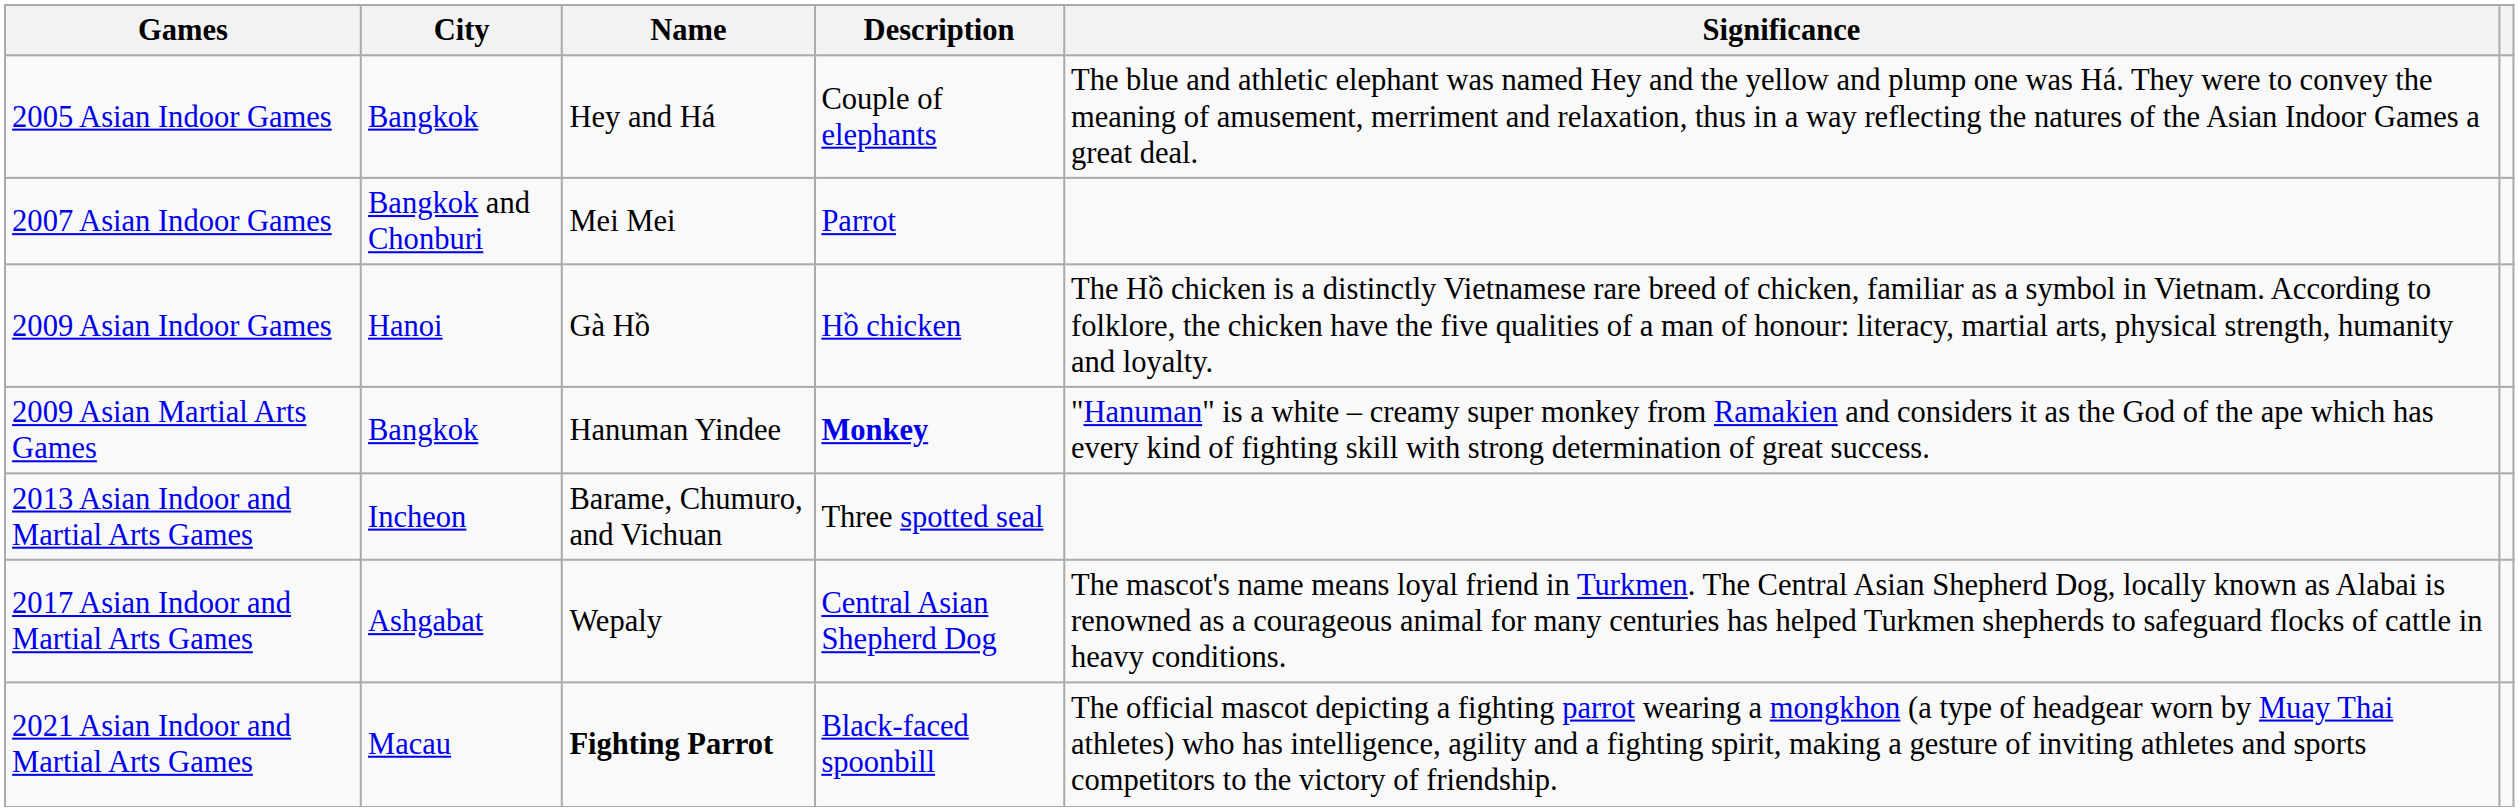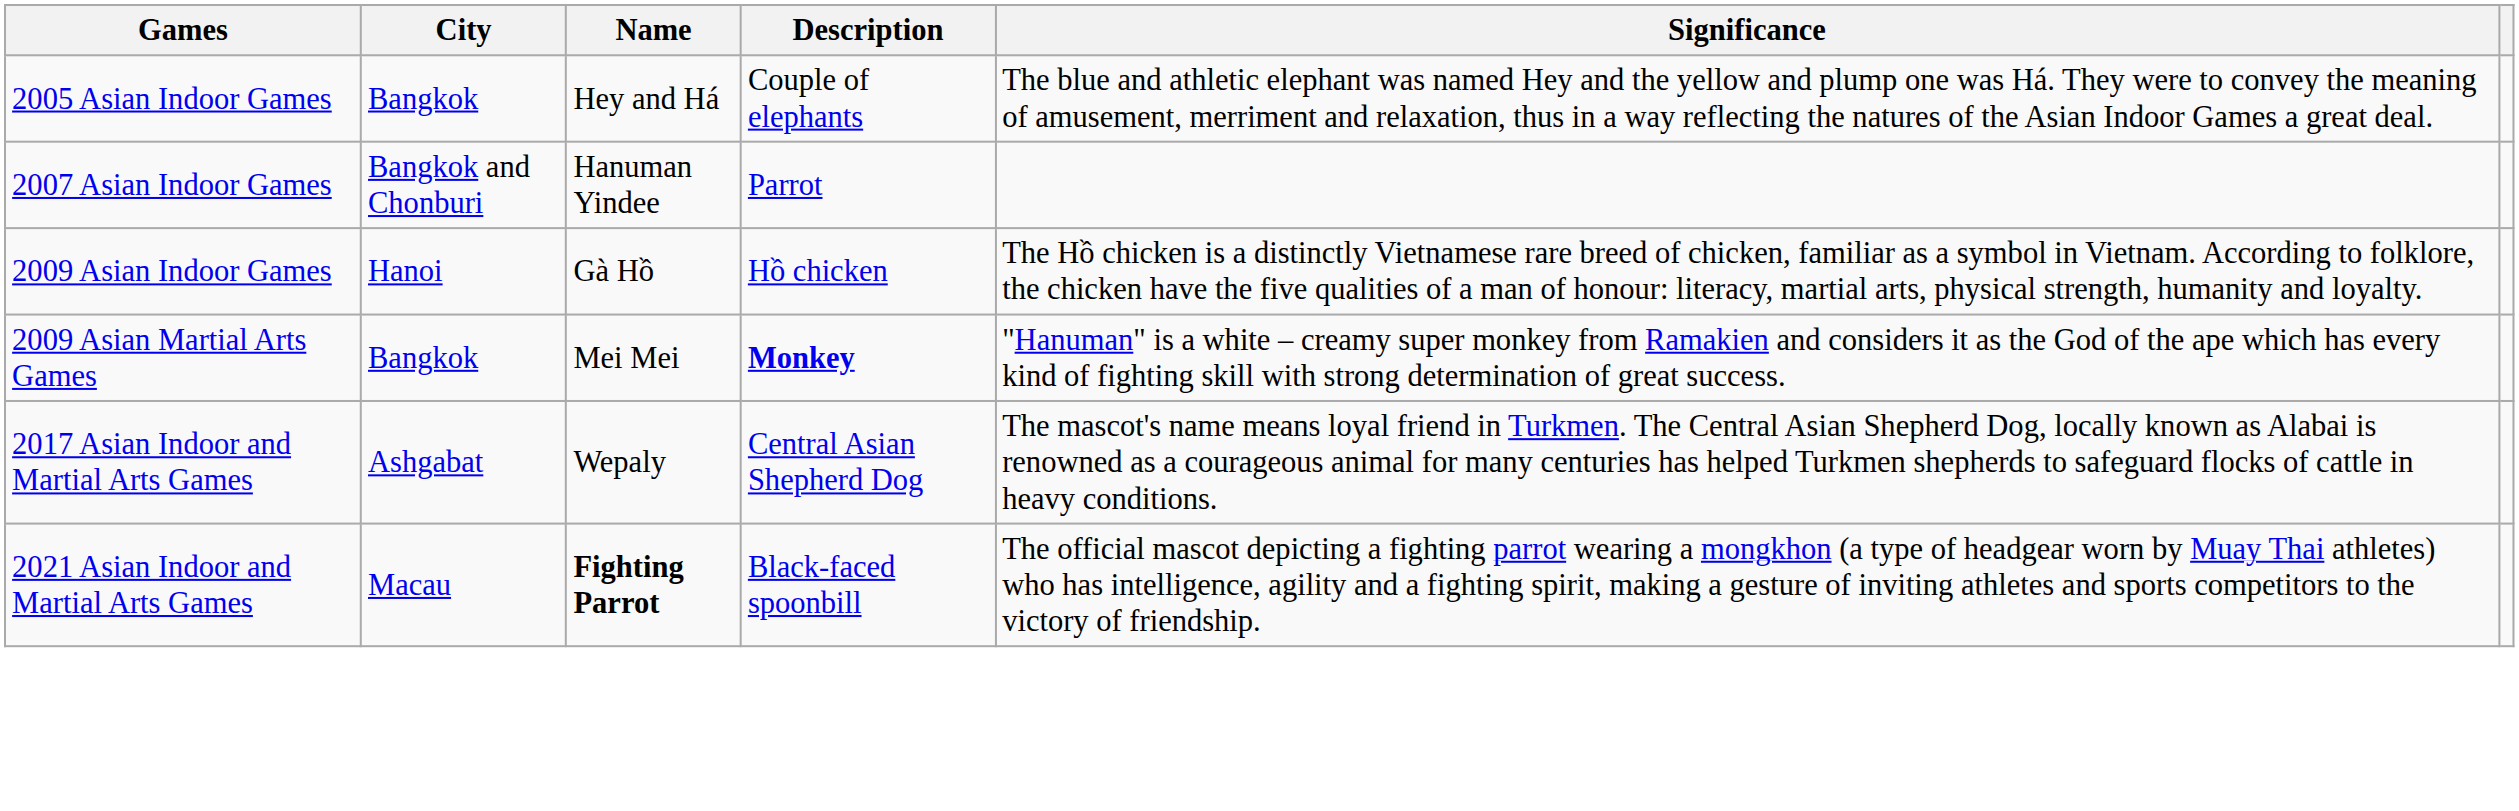(622, 221) Mei Mei -> (633, 184) Hanuman Yindee
(675, 430) Hanuman Yindee -> (626, 358) Mei Mei
- row: (152, 516)
